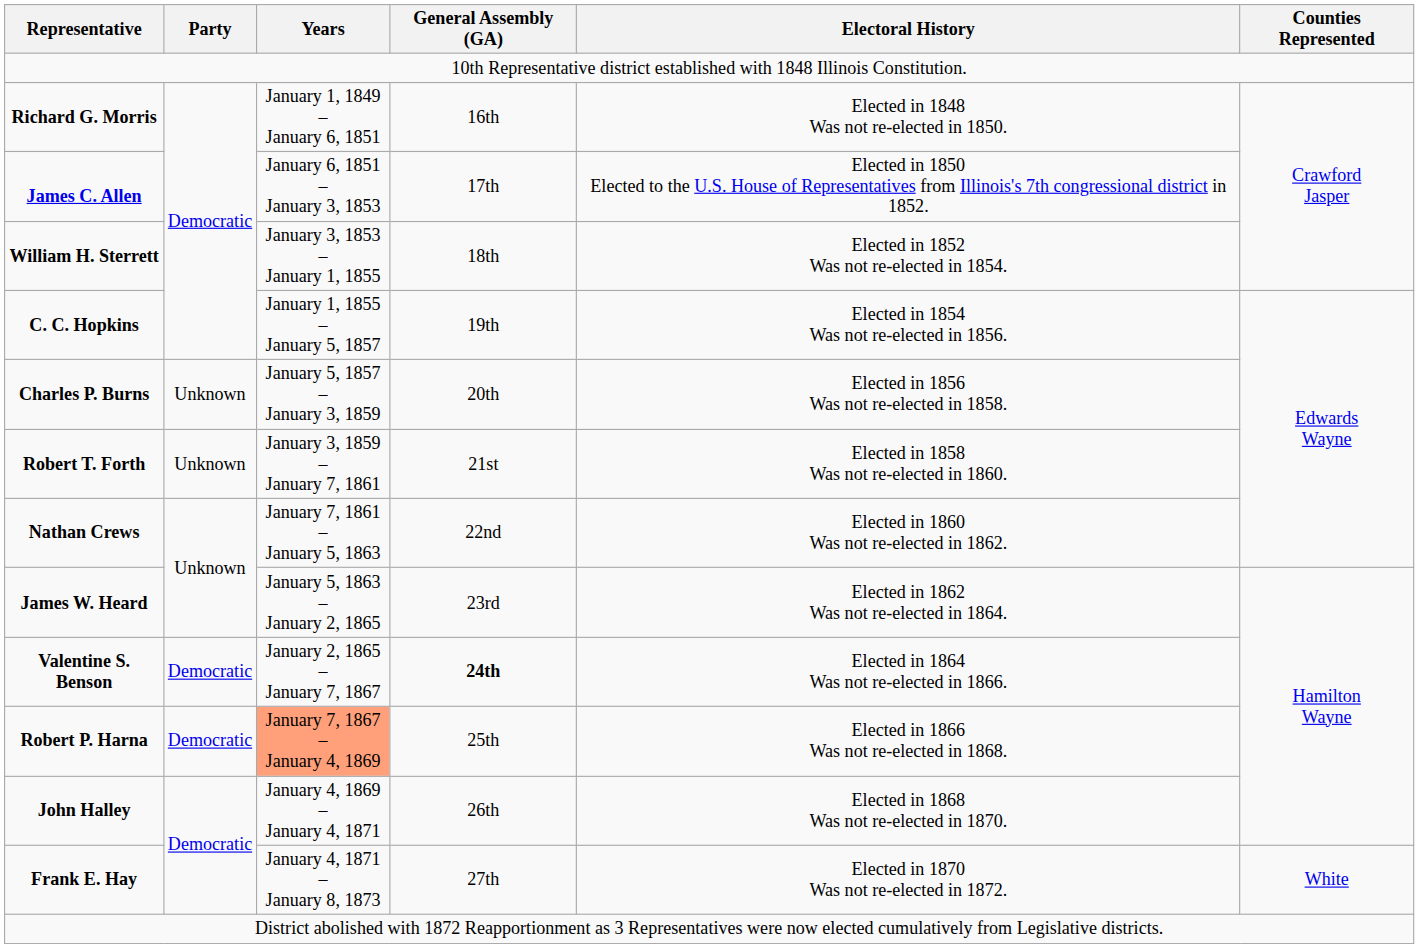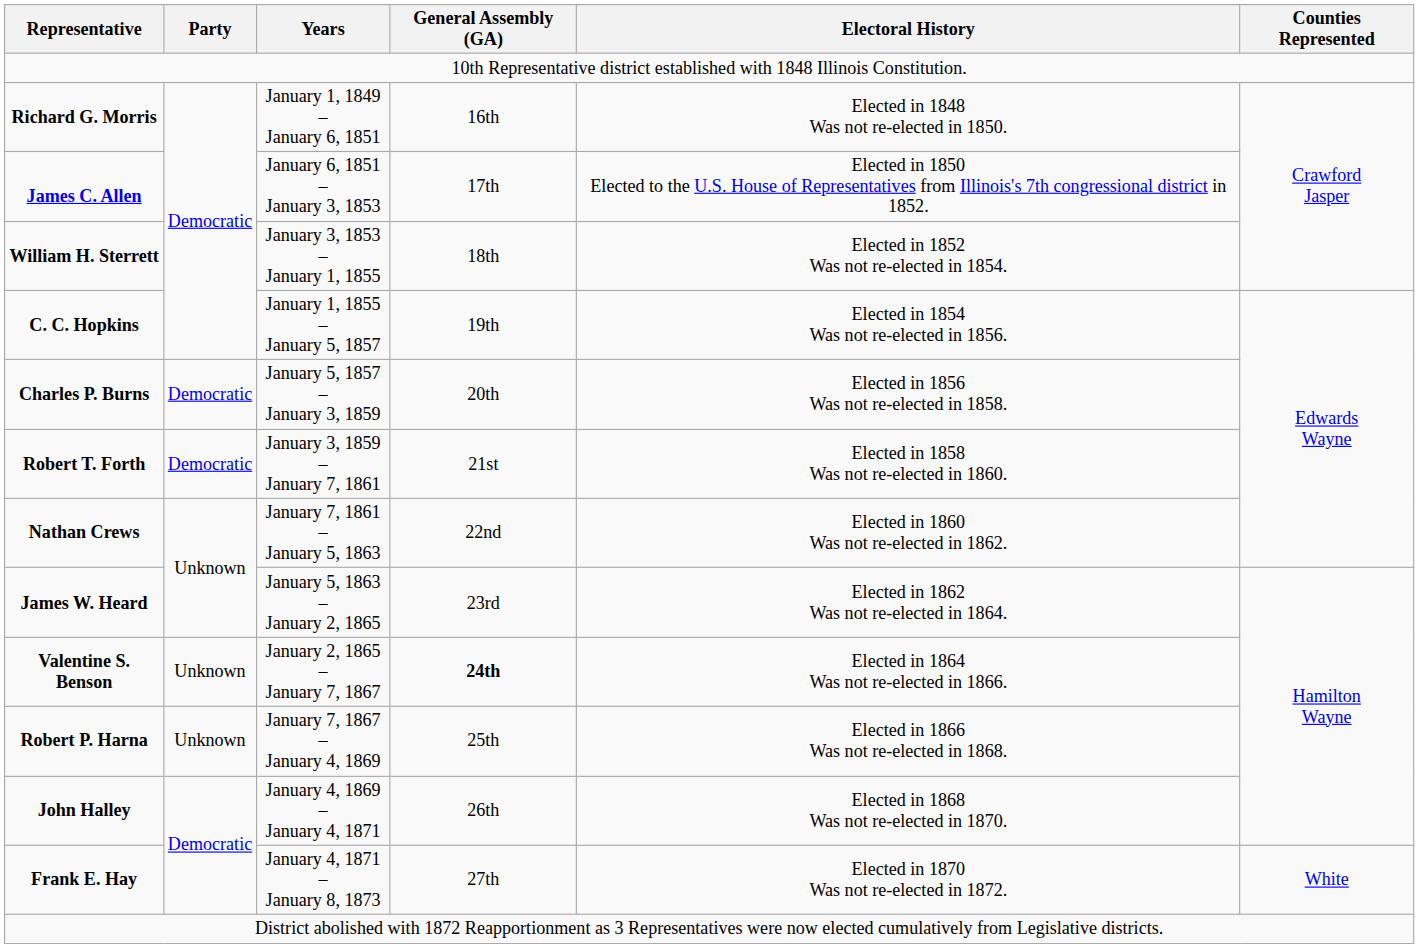(210, 394) Unknown -> (210, 394) Democratic
(210, 463) Unknown -> (210, 463) Democratic
(210, 671) Democratic -> (210, 671) Unknown
(210, 741) Democratic -> (210, 741) Unknown
(323, 741) lightsalmon background -> (323, 741) no background
